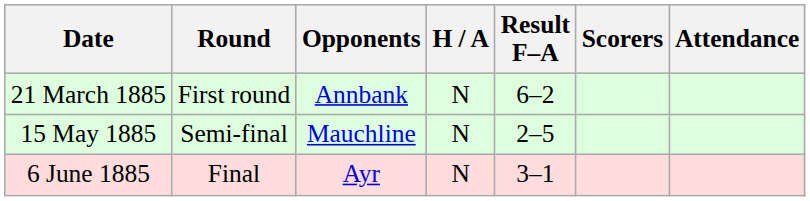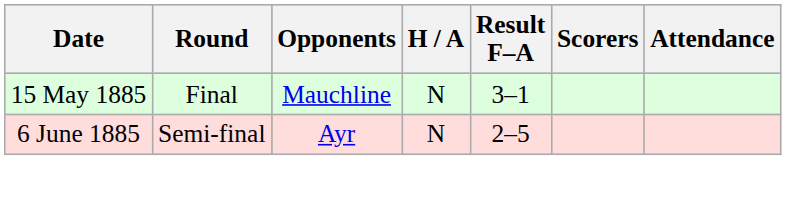- row: (88, 93)
(234, 133) Semi-final -> (212, 93) Final
(535, 133) 2–5 -> (511, 93) 3–1
(234, 174) Final -> (212, 133) Semi-final
(535, 174) 3–1 -> (511, 133) 2–5
